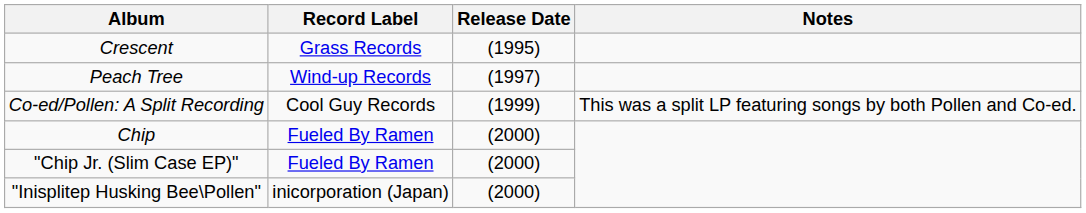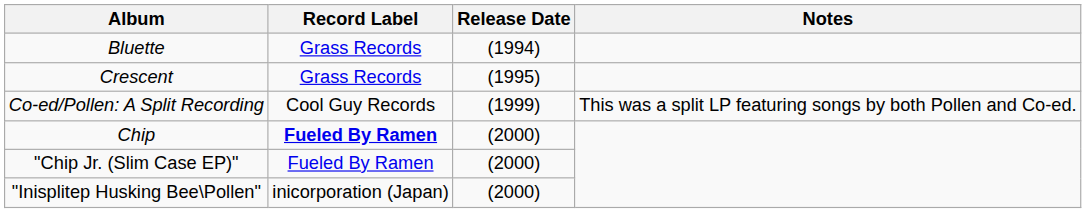+ row: (136, 47)
- row: (136, 76)
(361, 134) normal -> (361, 134) bold
